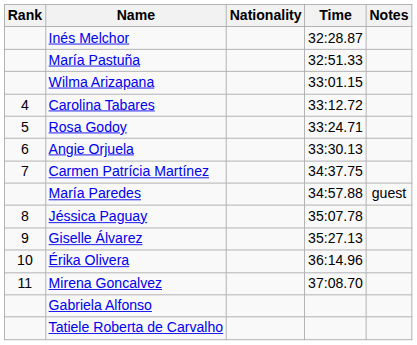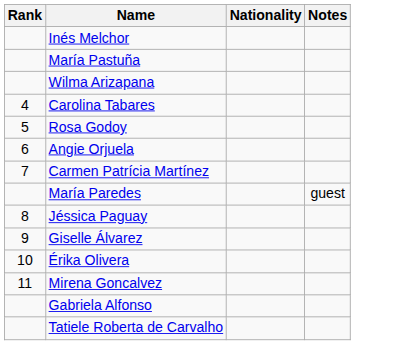- column: (336, 15)
